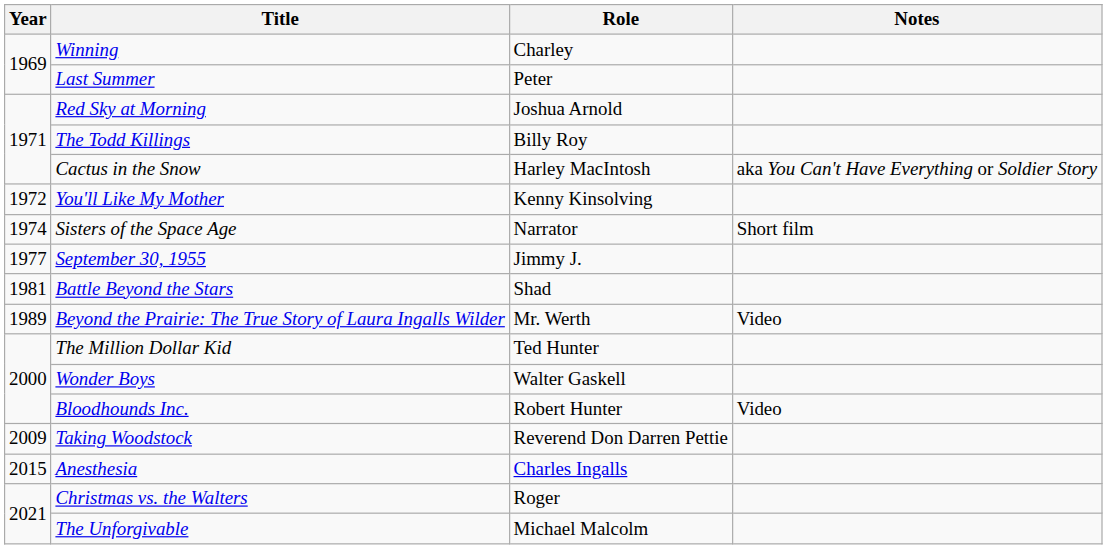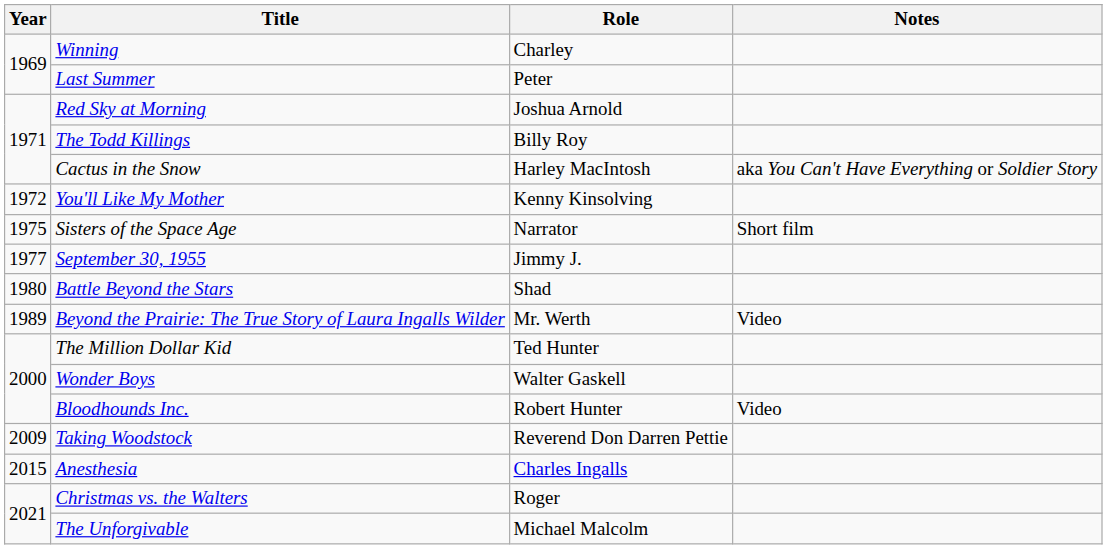(28, 229) 1974 -> (28, 229) 1975
(28, 288) 1981 -> (28, 288) 1980
